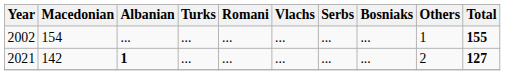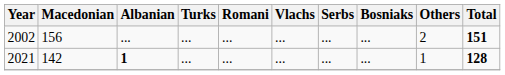(52, 37) 154 -> (52, 37) 156
(423, 37) 1 -> (423, 37) 2
(477, 37) 155 -> (477, 37) 151
(423, 59) 2 -> (423, 59) 1
(477, 59) 127 -> (477, 59) 128
